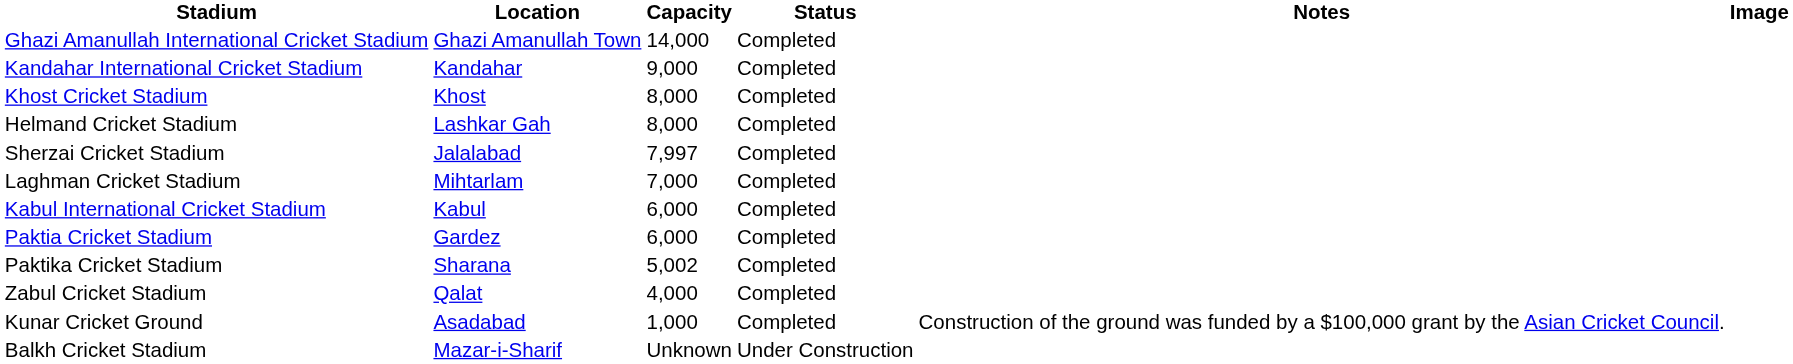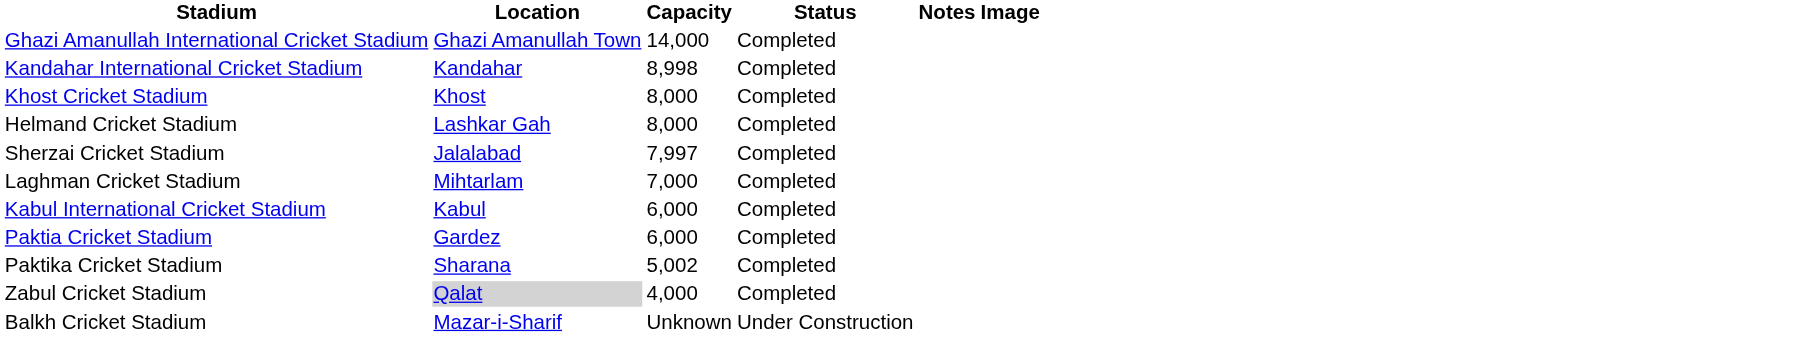(672, 68) 9,000 -> (672, 68) 8,998
(458, 293) no background -> (458, 293) lightgrey background
- row: (104, 321)
